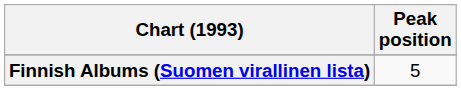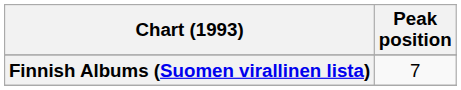(415, 70) 5 -> (415, 70) 7
